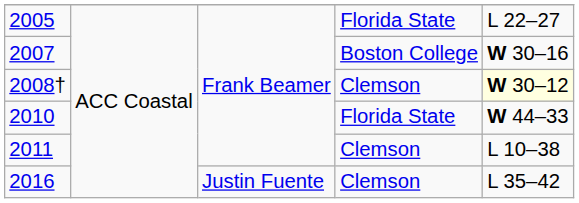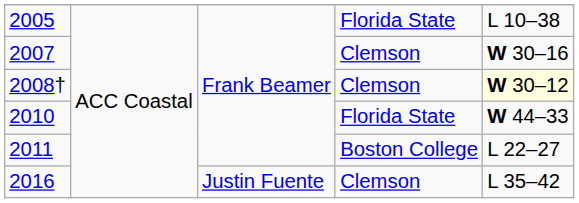(524, 20) L 22–27 -> (524, 20) L 10–38
(409, 52) Boston College -> (380, 52) Clemson
(380, 149) Clemson -> (409, 149) Boston College
(524, 149) L 10–38 -> (524, 149) L 22–27
